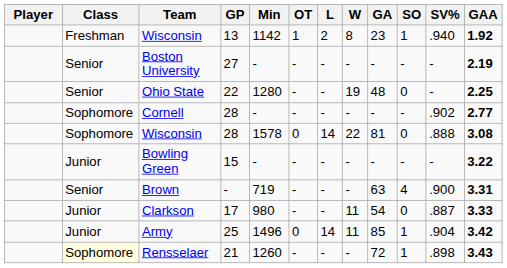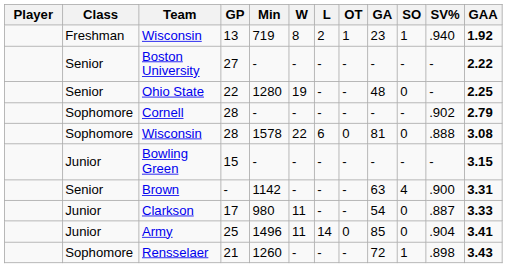columns swapped: (355, 14) <-> (303, 14)
(267, 35) 1142 -> (264, 35) 719
(480, 63) 2.19 -> (480, 63) 2.22
(480, 112) 2.77 -> (480, 112) 2.79
(328, 133) 14 -> (321, 133) 6
(480, 161) 3.22 -> (480, 161) 3.15
(264, 190) 719 -> (267, 190) 1142
(404, 231) 1 -> (404, 231) 0
(480, 231) 3.42 -> (480, 231) 3.41
(99, 252) lightyellow background -> (99, 252) no background
